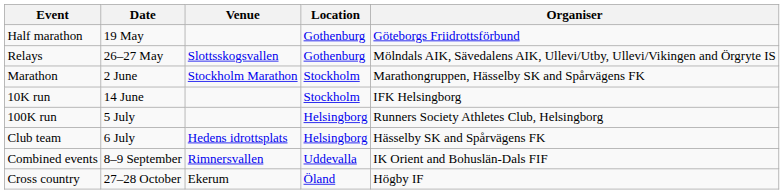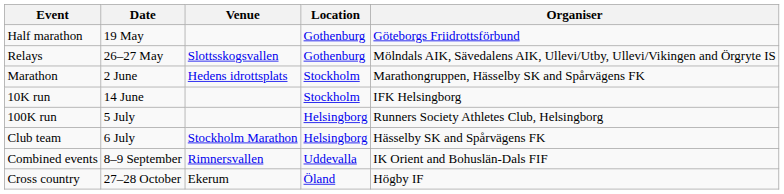(243, 76) Stockholm Marathon -> (238, 76) Hedens idrottsplats
(238, 138) Hedens idrottsplats -> (243, 138) Stockholm Marathon
